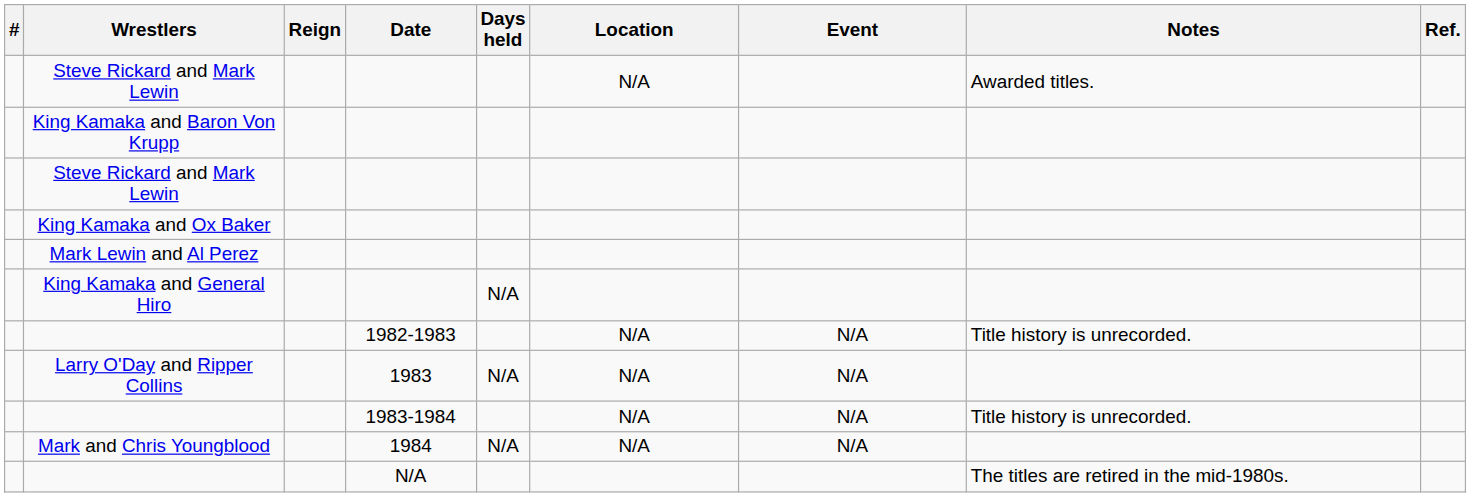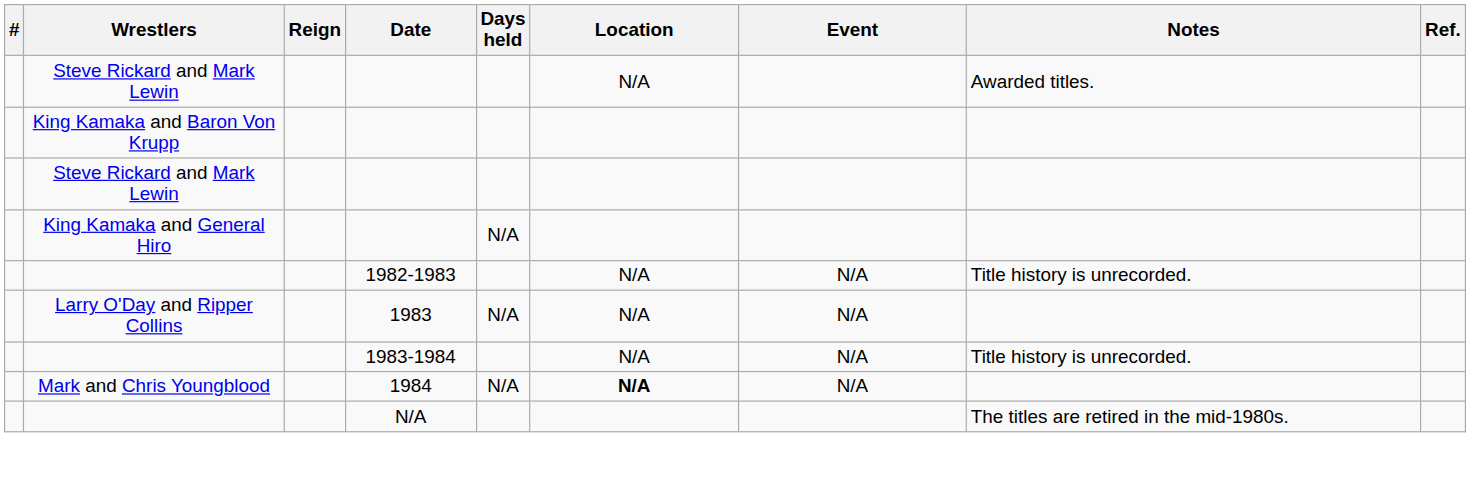- row: (154, 224)
- row: (154, 254)
(634, 446) normal -> (634, 386) bold
